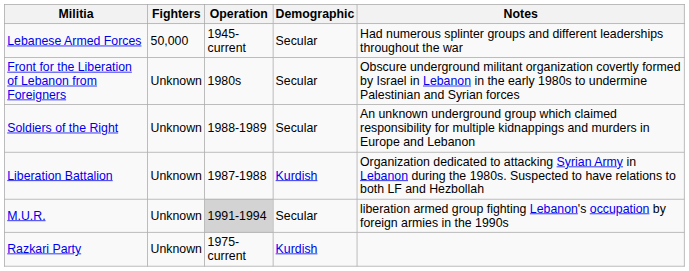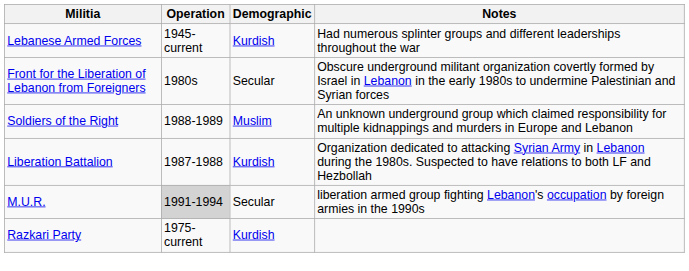- column: (176, 14)
(297, 40) Secular -> (254, 40) Kurdish
(297, 128) Secular -> (252, 121) Muslim
